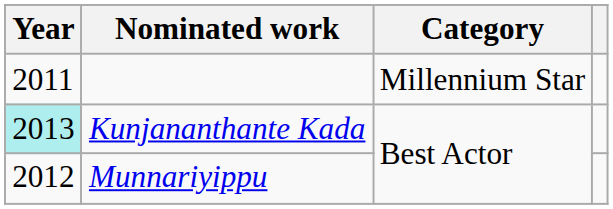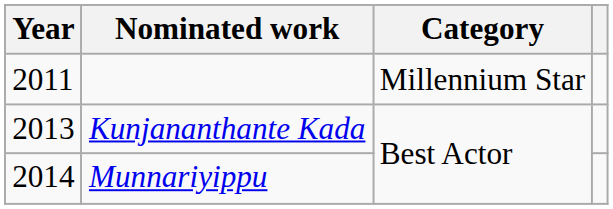(43, 128) paleturquoise background -> (43, 128) no background
(43, 177) 2012 -> (43, 177) 2014
